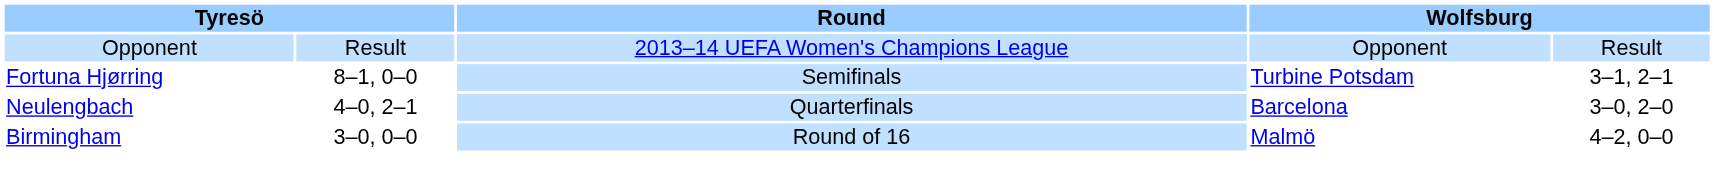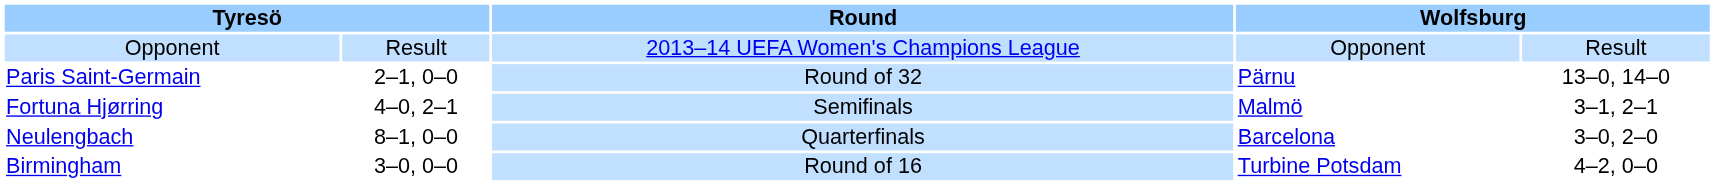+ row: (103, 77)
(375, 77) 8–1, 0–0 -> (416, 107) 4–0, 2–1
(1332, 77) Turbine Potsdam -> (1270, 107) Malmö
(375, 107) 4–0, 2–1 -> (416, 136) 8–1, 0–0
(1283, 136) Malmö -> (1320, 166) Turbine Potsdam
